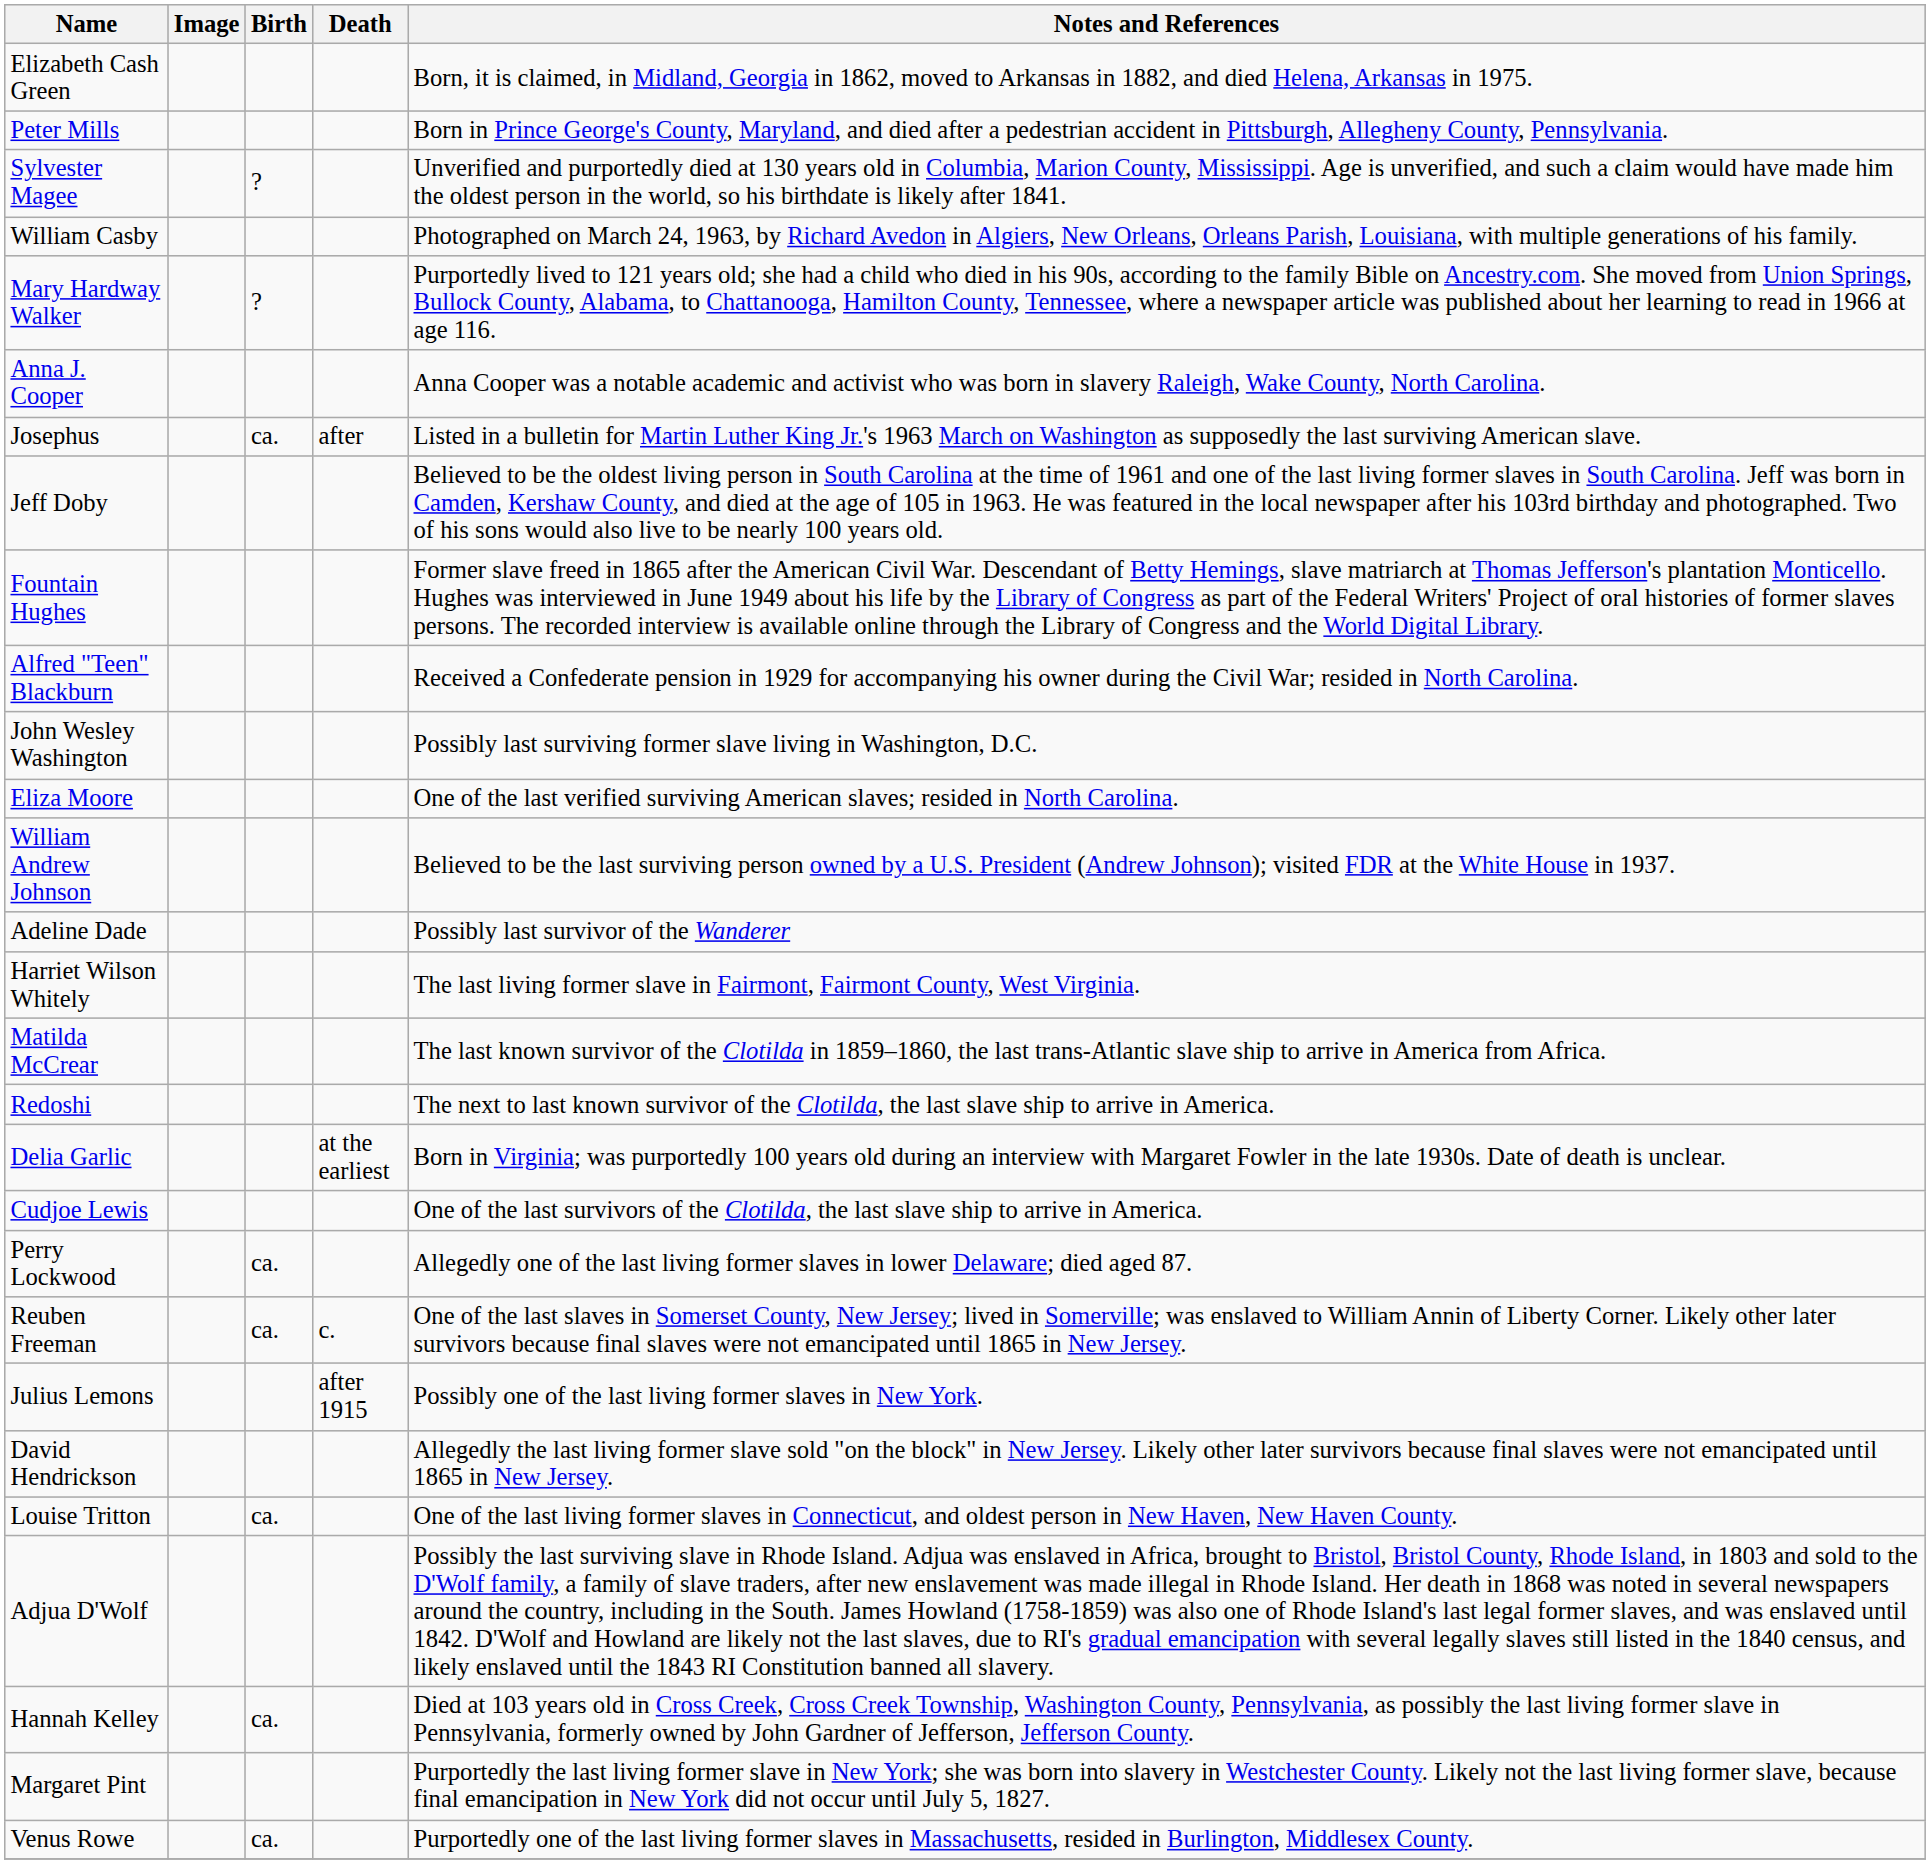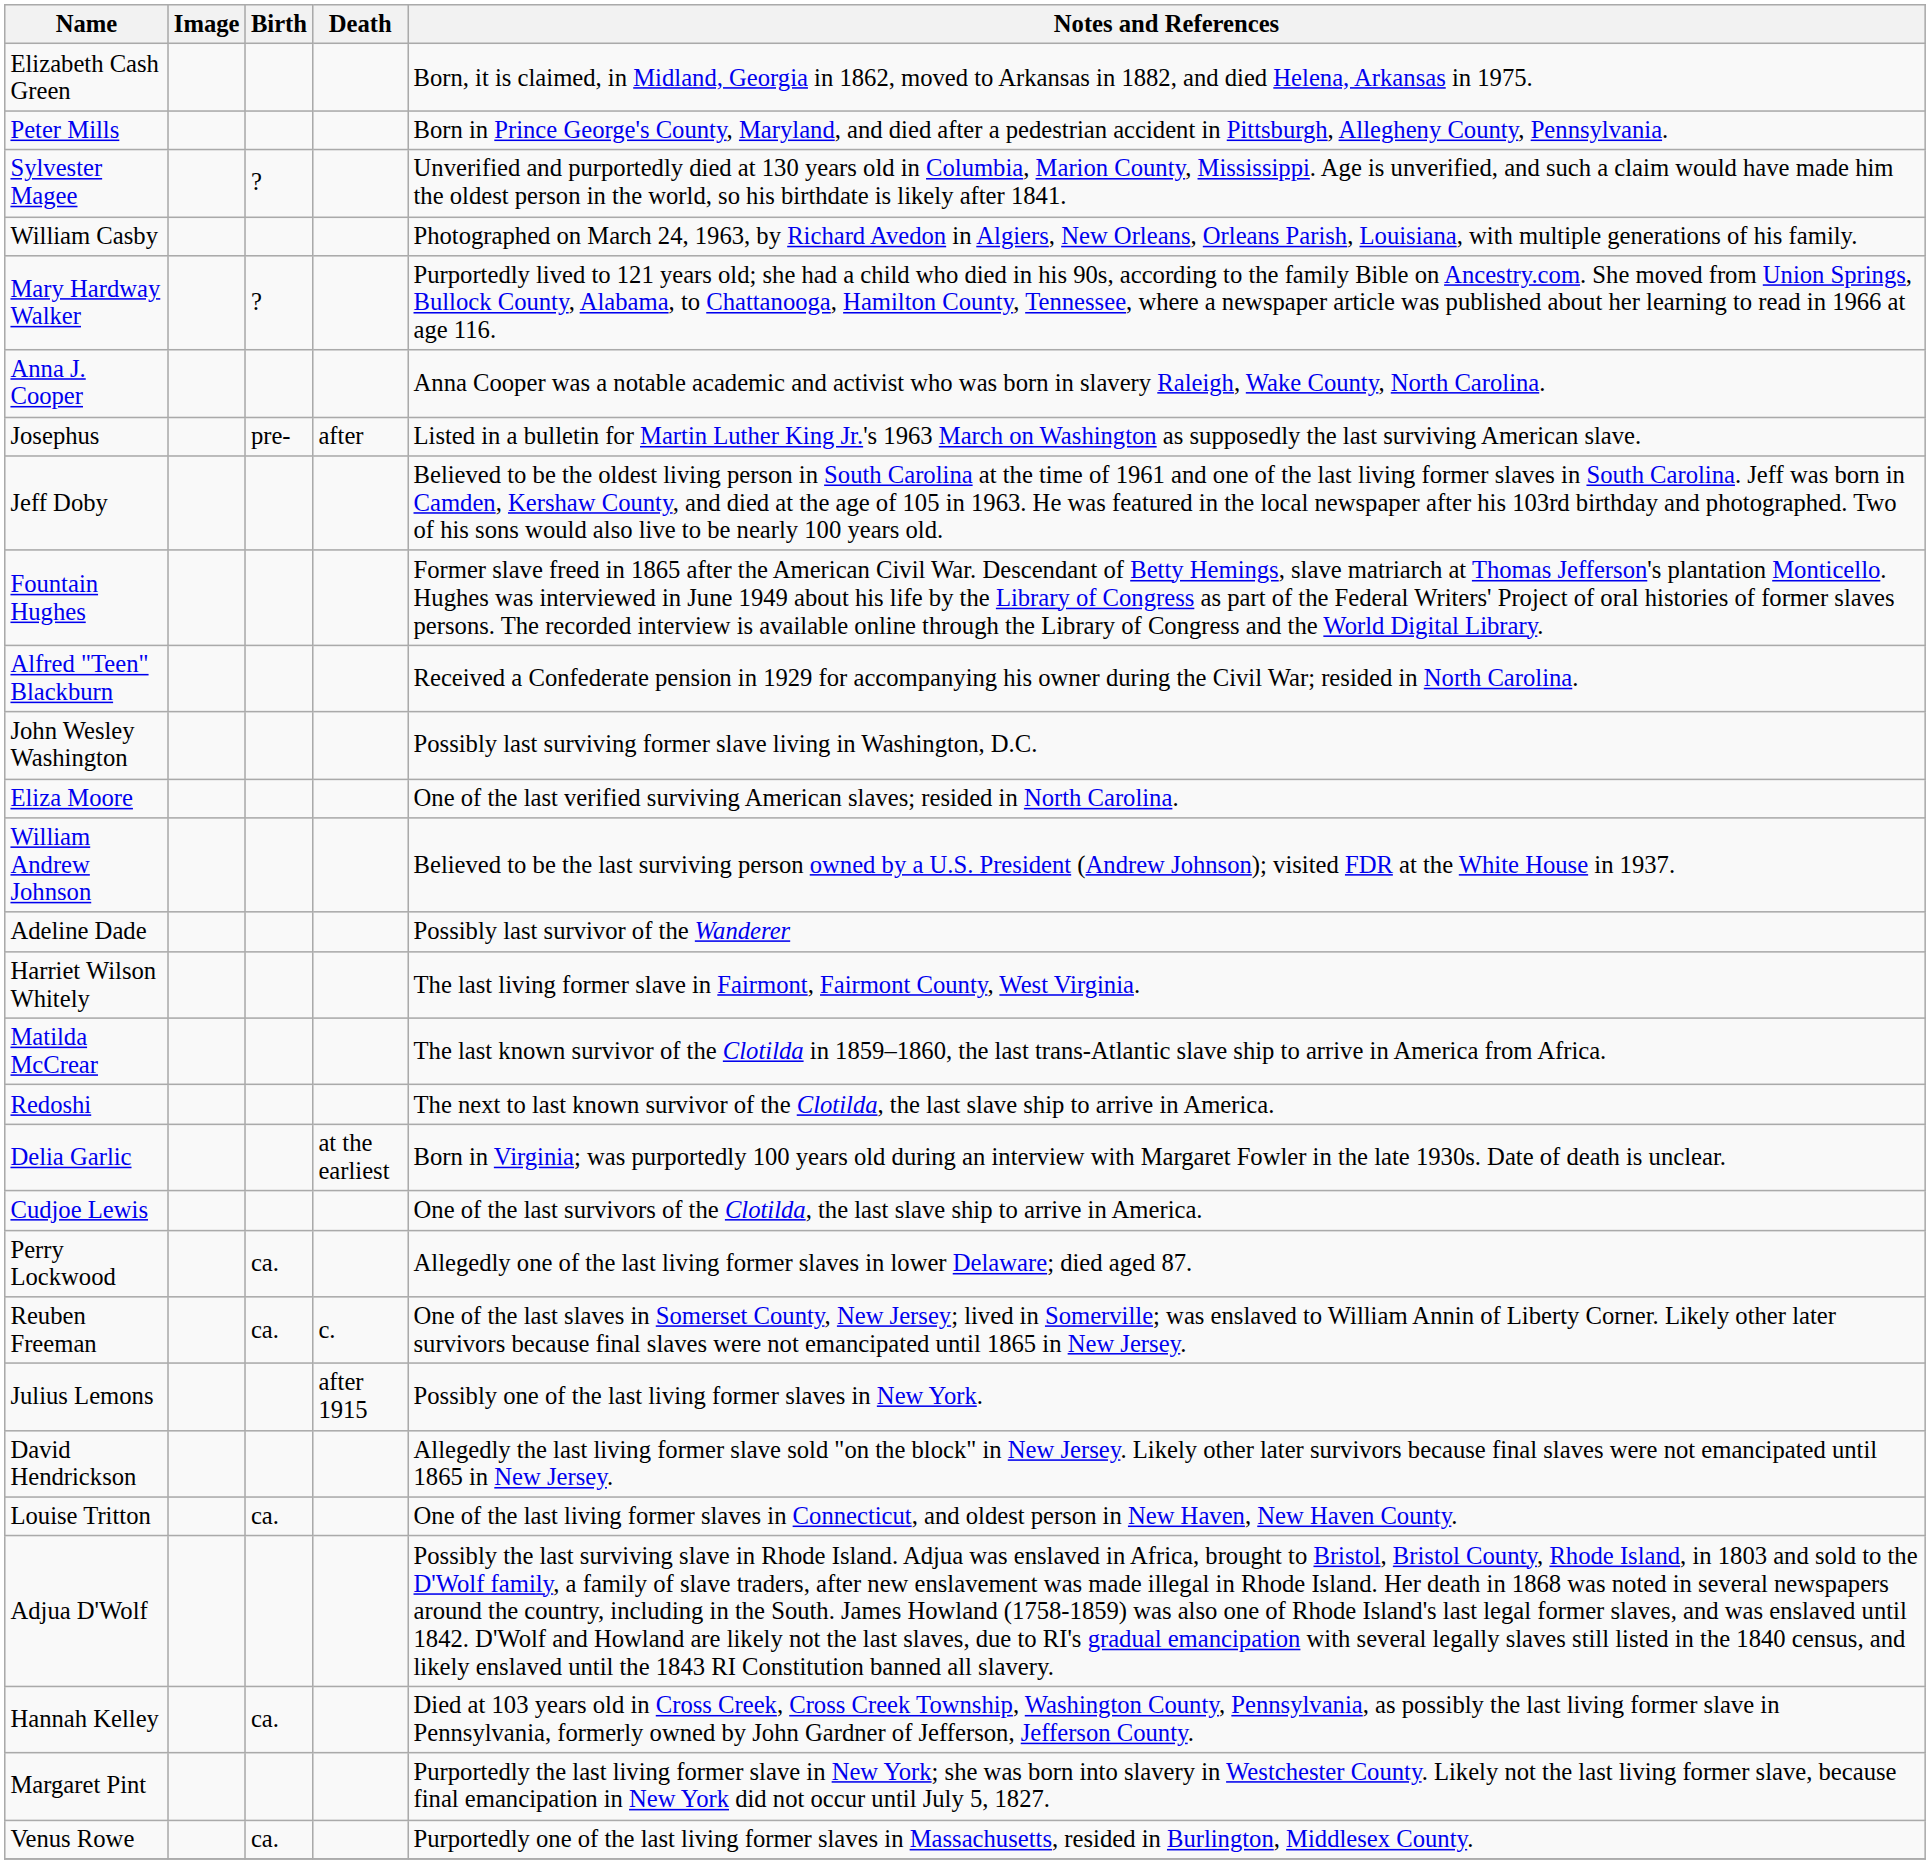(265, 436) ca. -> (271, 436) pre-
